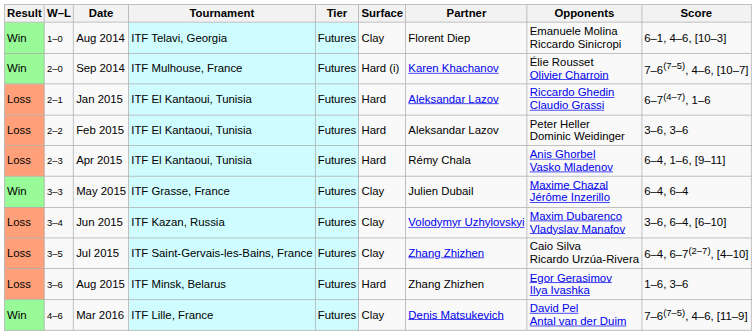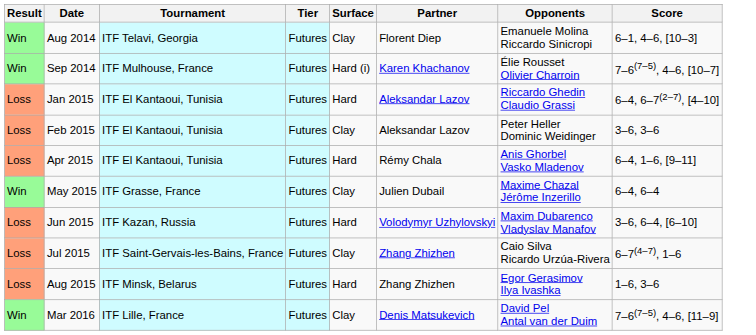- column: (59, 13)
(677, 99) 6–7(4–7), 1–6 -> (667, 99) 6–4, 6–7(2–7), [4–10]
(374, 130) Hard -> (344, 130) Clay
(373, 222) Clay -> (345, 222) Hard
(696, 253) 6–4, 6–7(2–7), [4–10] -> (648, 253) 6–7(4–7), 1–6
